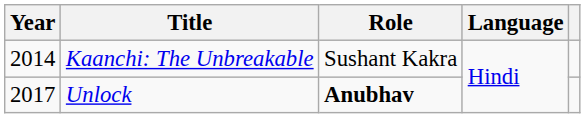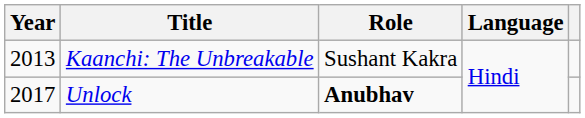(33, 58) 2014 -> (33, 58) 2013
